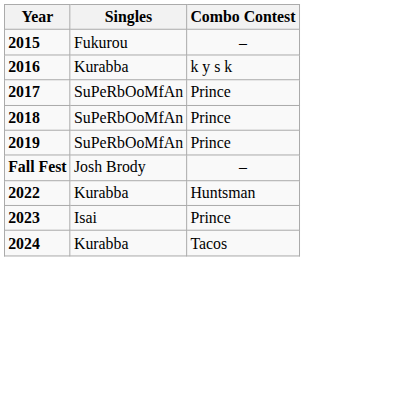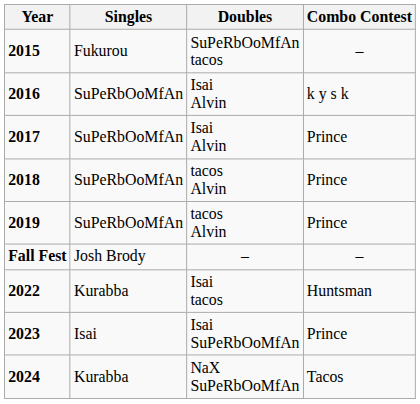+ column: (245, 17)
(101, 67) Kurabba -> (129, 94) SuPeRbOoMfAn
